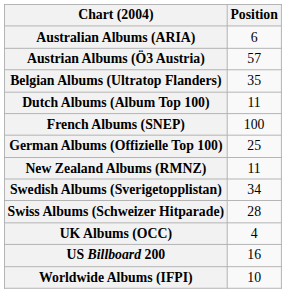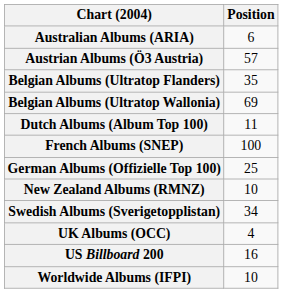+ row: (114, 102)
(254, 168) 11 -> (251, 189) 10
- row: (116, 211)
